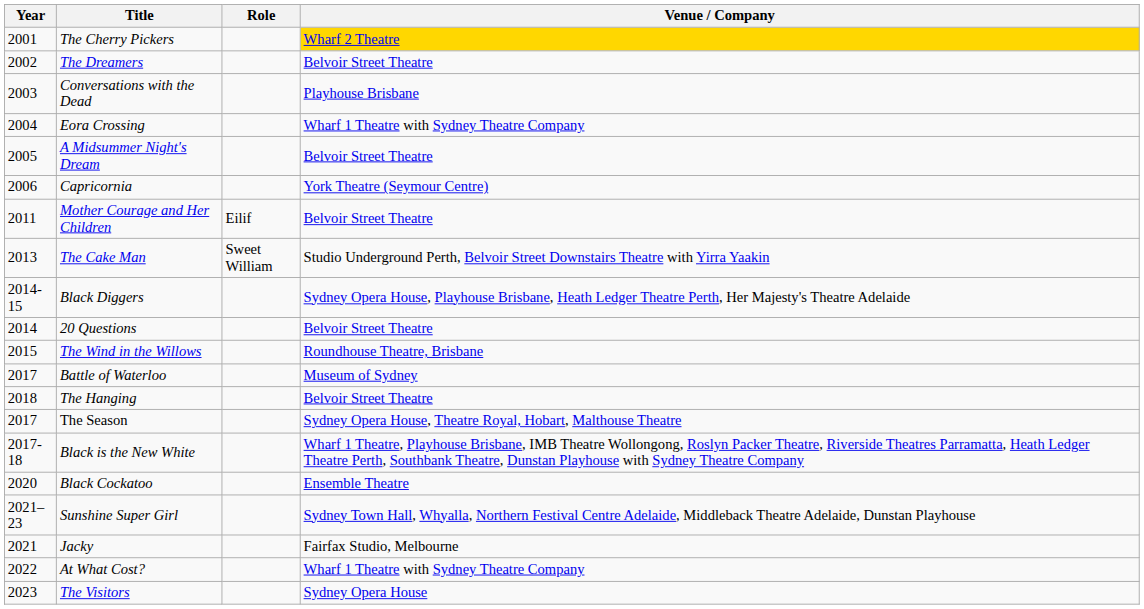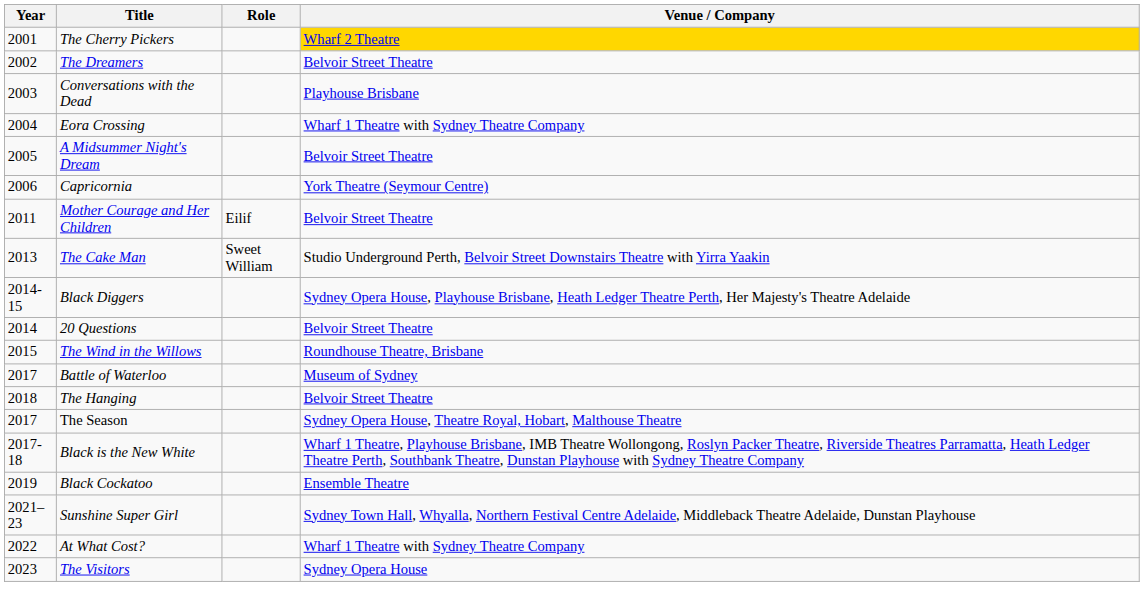(22, 483) 2020 -> (22, 483) 2019
- row: (77, 546)
